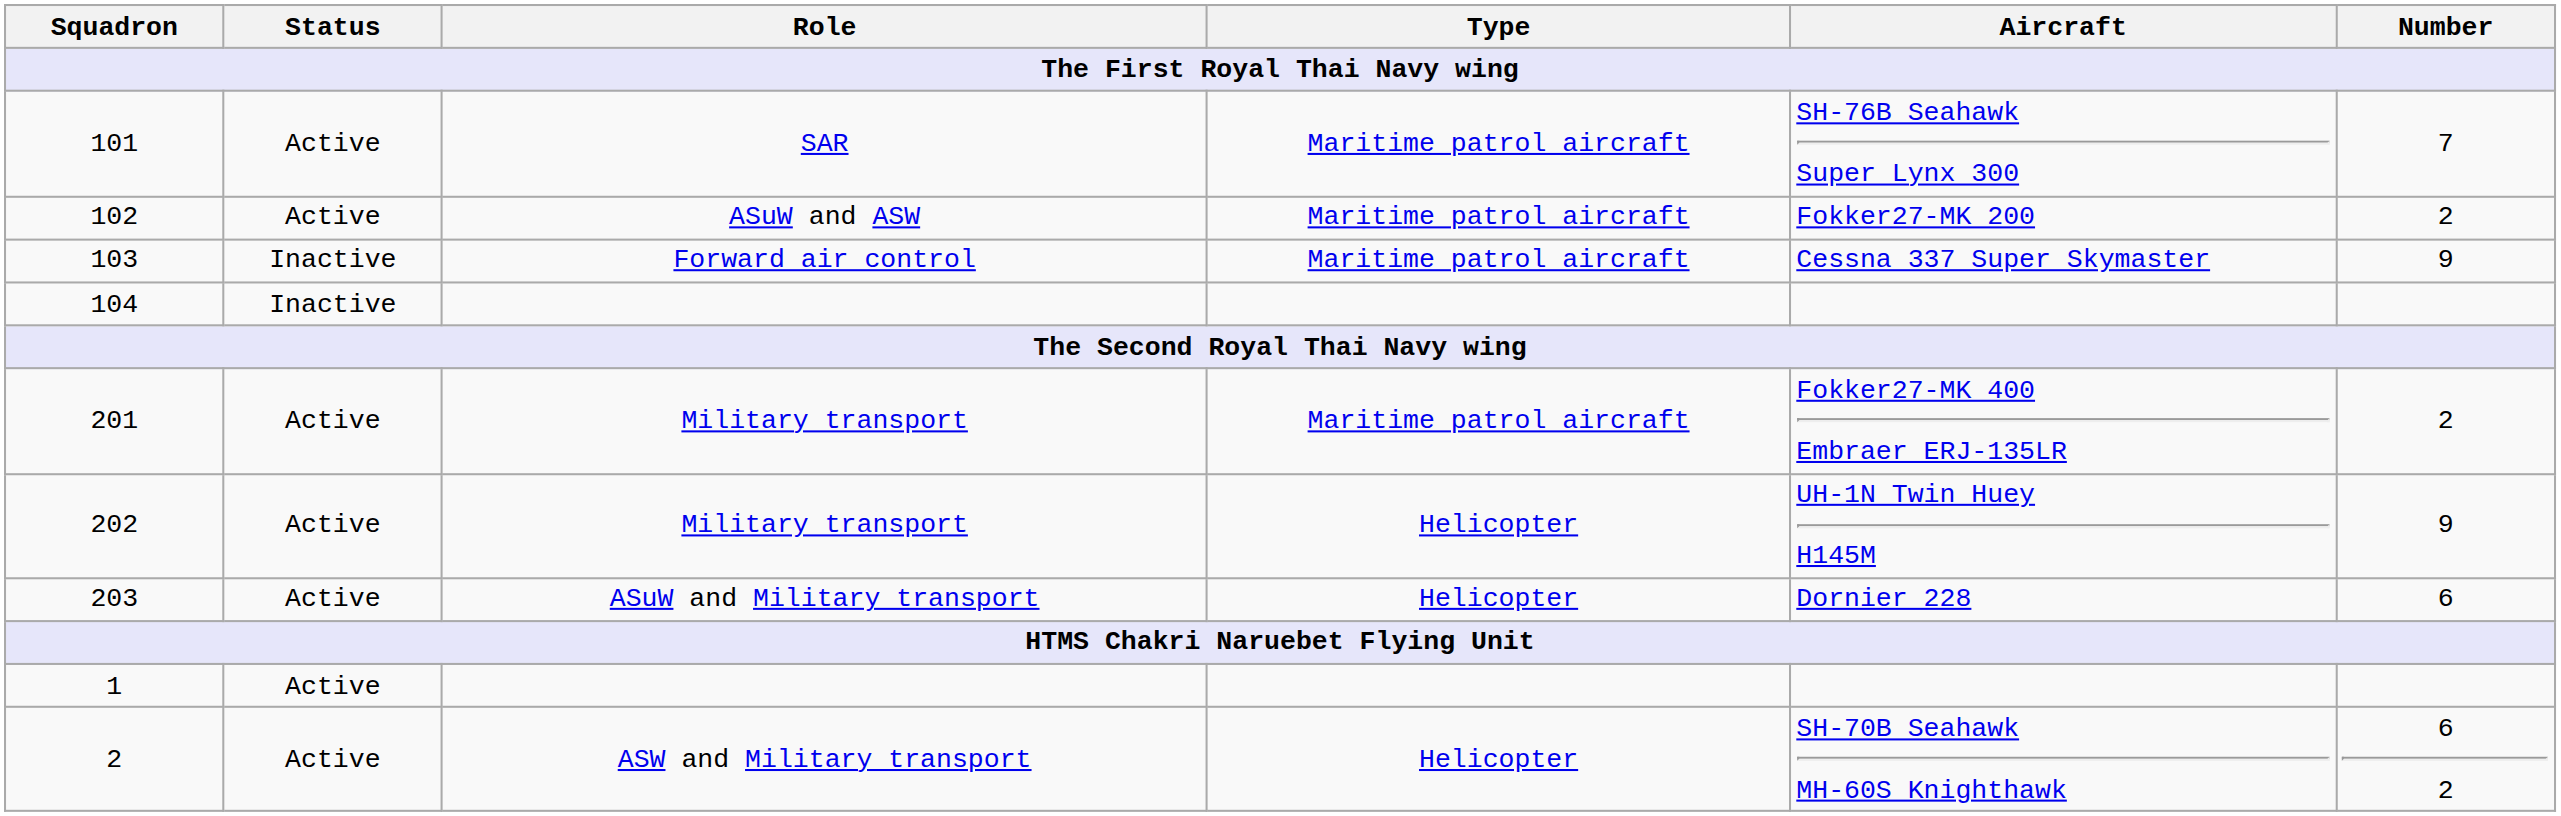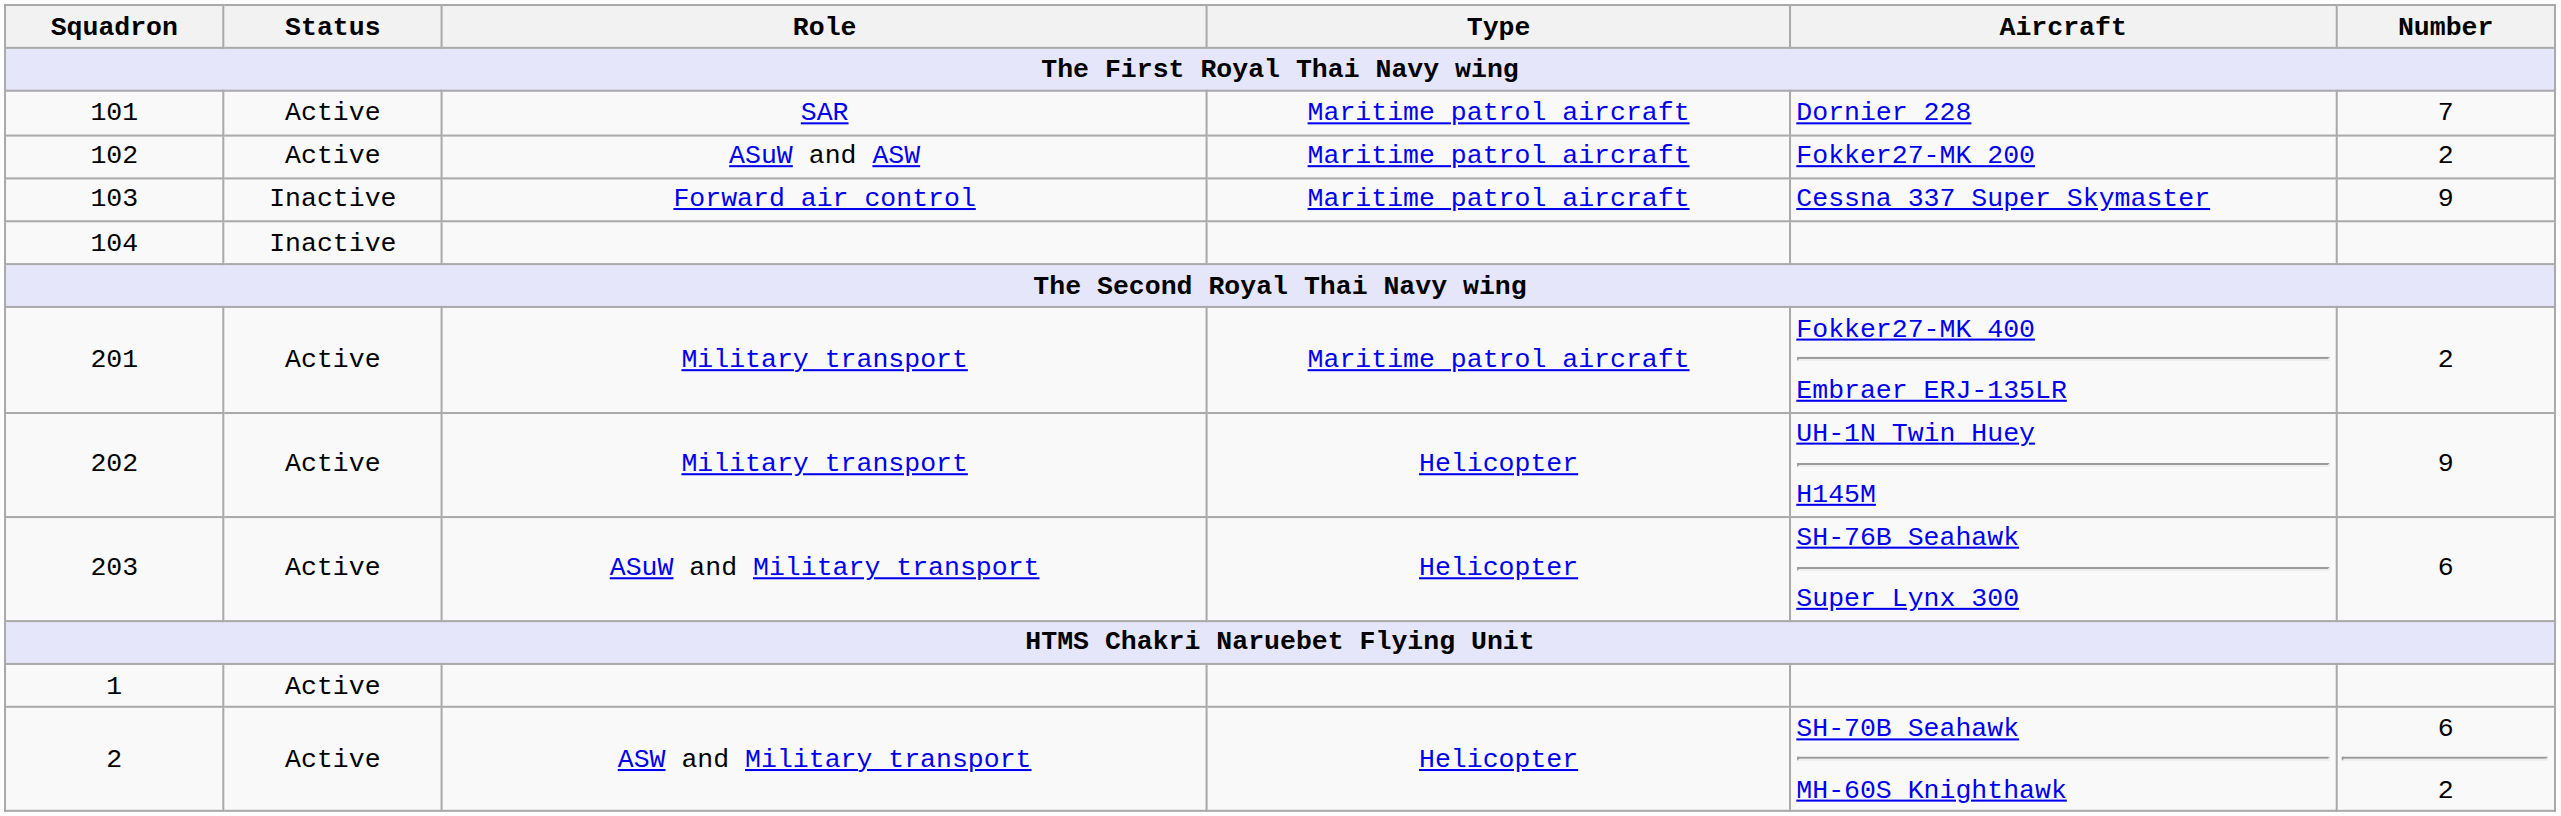(2063, 144) SH-76B Seahawk Super Lynx 300 -> (1884, 113) Dornier 228
(1884, 599) Dornier 228 -> (2063, 569) SH-76B Seahawk Super Lynx 300
